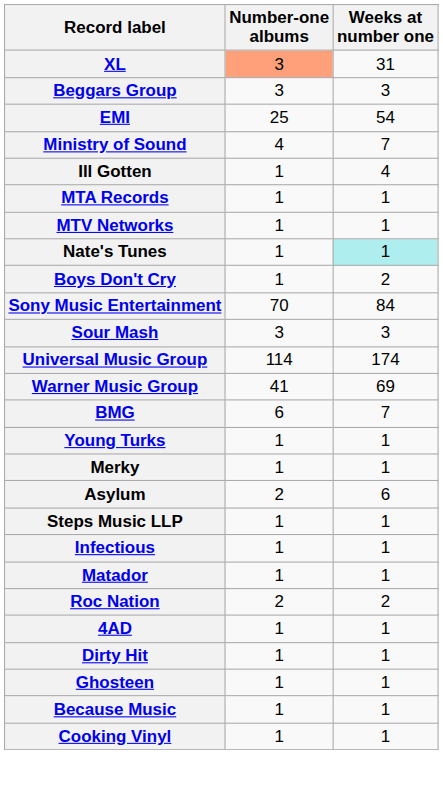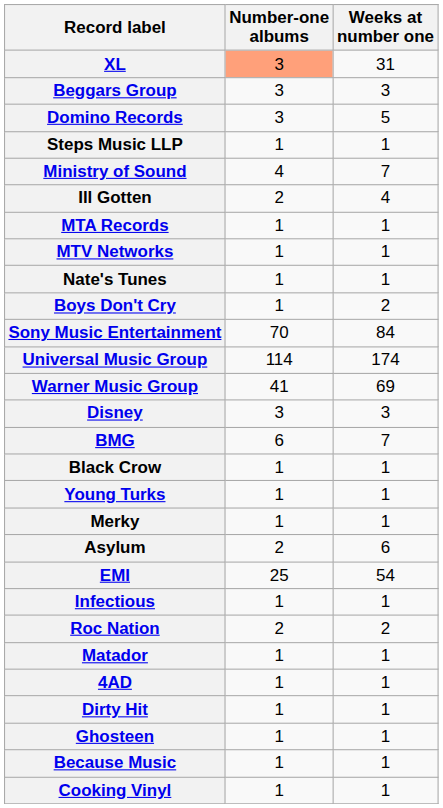+ row: (115, 117)
rows swapped: (115, 117) <-> (115, 521)
(279, 171) 1 -> (279, 198) 2
(385, 252) paleturquoise background -> (385, 279) no background
- row: (115, 332)
+ row: (115, 413)
+ row: (115, 467)
rows swapped: (115, 601) <-> (115, 574)
